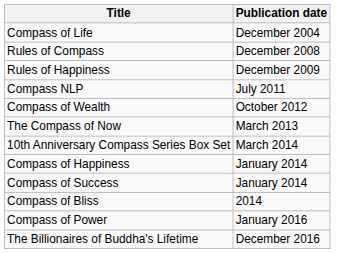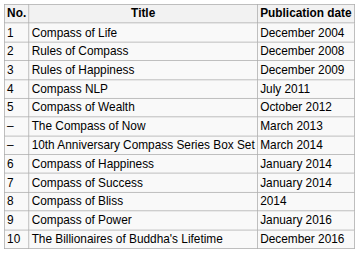+ column: (17, 13)
